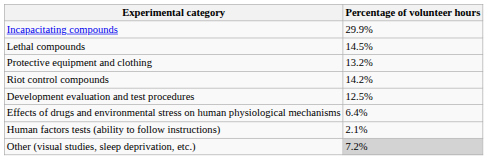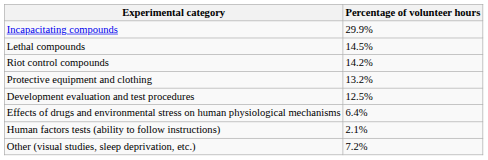rows swapped: (58, 79) <-> (79, 63)
(356, 146) lightgrey background -> (356, 146) no background
